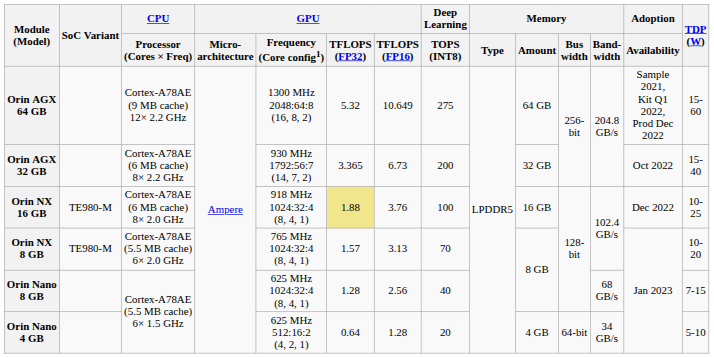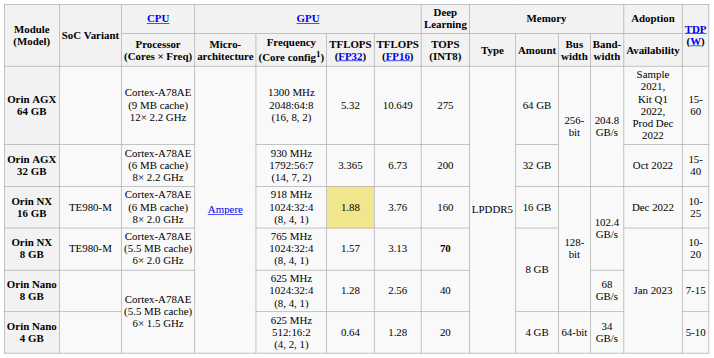(445, 207) 100 -> (445, 207) 160
(445, 249) normal -> (445, 249) bold
